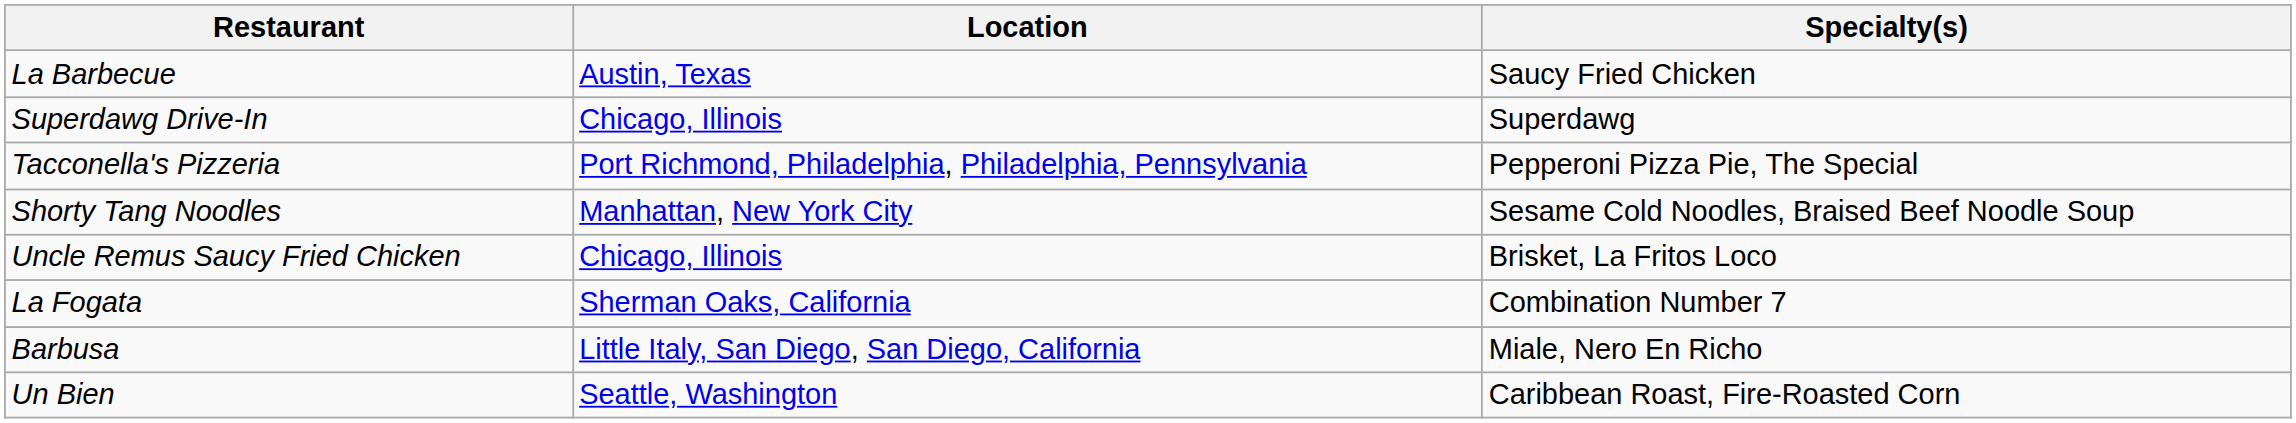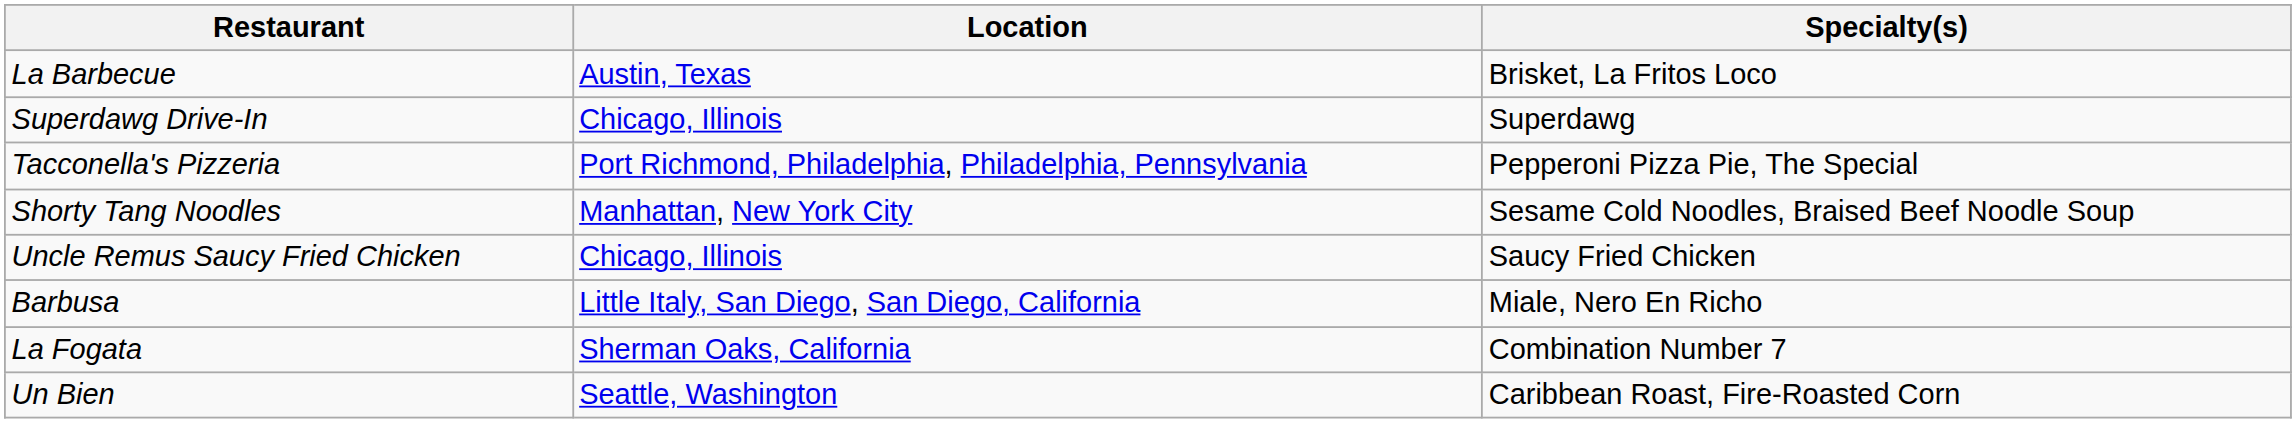(1622, 73) Saucy Fried Chicken -> (1633, 73) Brisket, La Fritos Loco
(1633, 257) Brisket, La Fritos Loco -> (1622, 257) Saucy Fried Chicken
rows swapped: (66, 348) <-> (77, 303)
